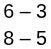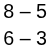rows swapped: (25, 11) <-> (25, 38)
